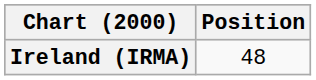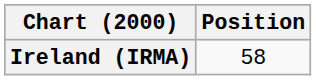(253, 58) 48 -> (253, 58) 58
